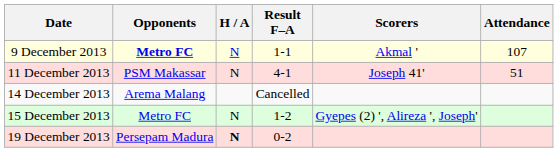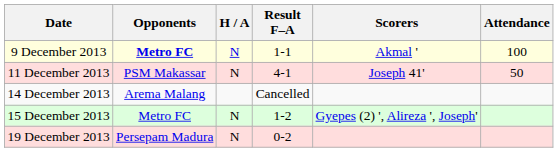(517, 51) 107 -> (517, 51) 100
(517, 72) 51 -> (517, 72) 50
(235, 136) bold -> (235, 136) normal
